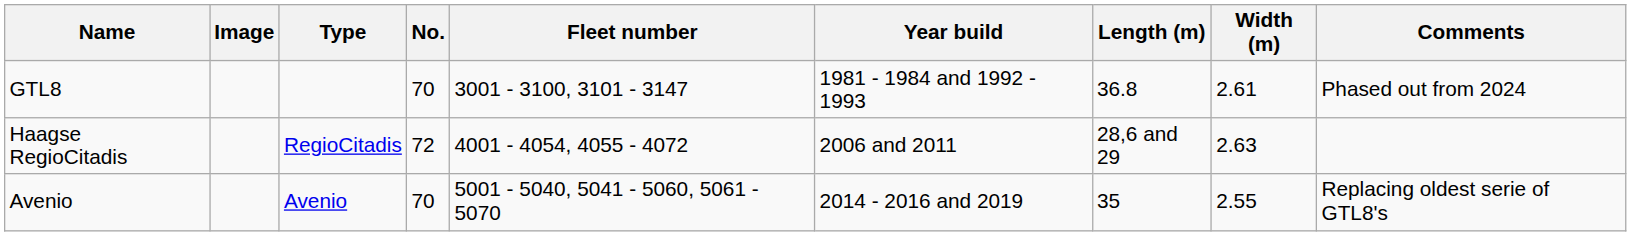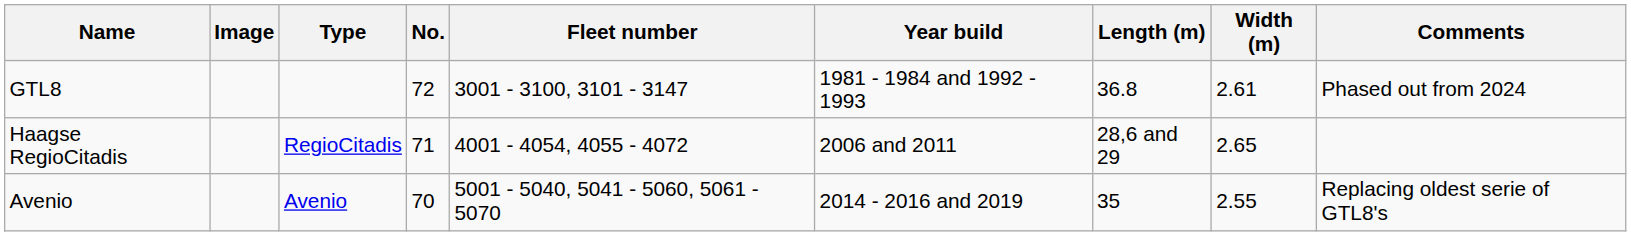(423, 89) 70 -> (423, 89) 72
(423, 145) 72 -> (423, 145) 71
(1237, 145) 2.63 -> (1237, 145) 2.65
